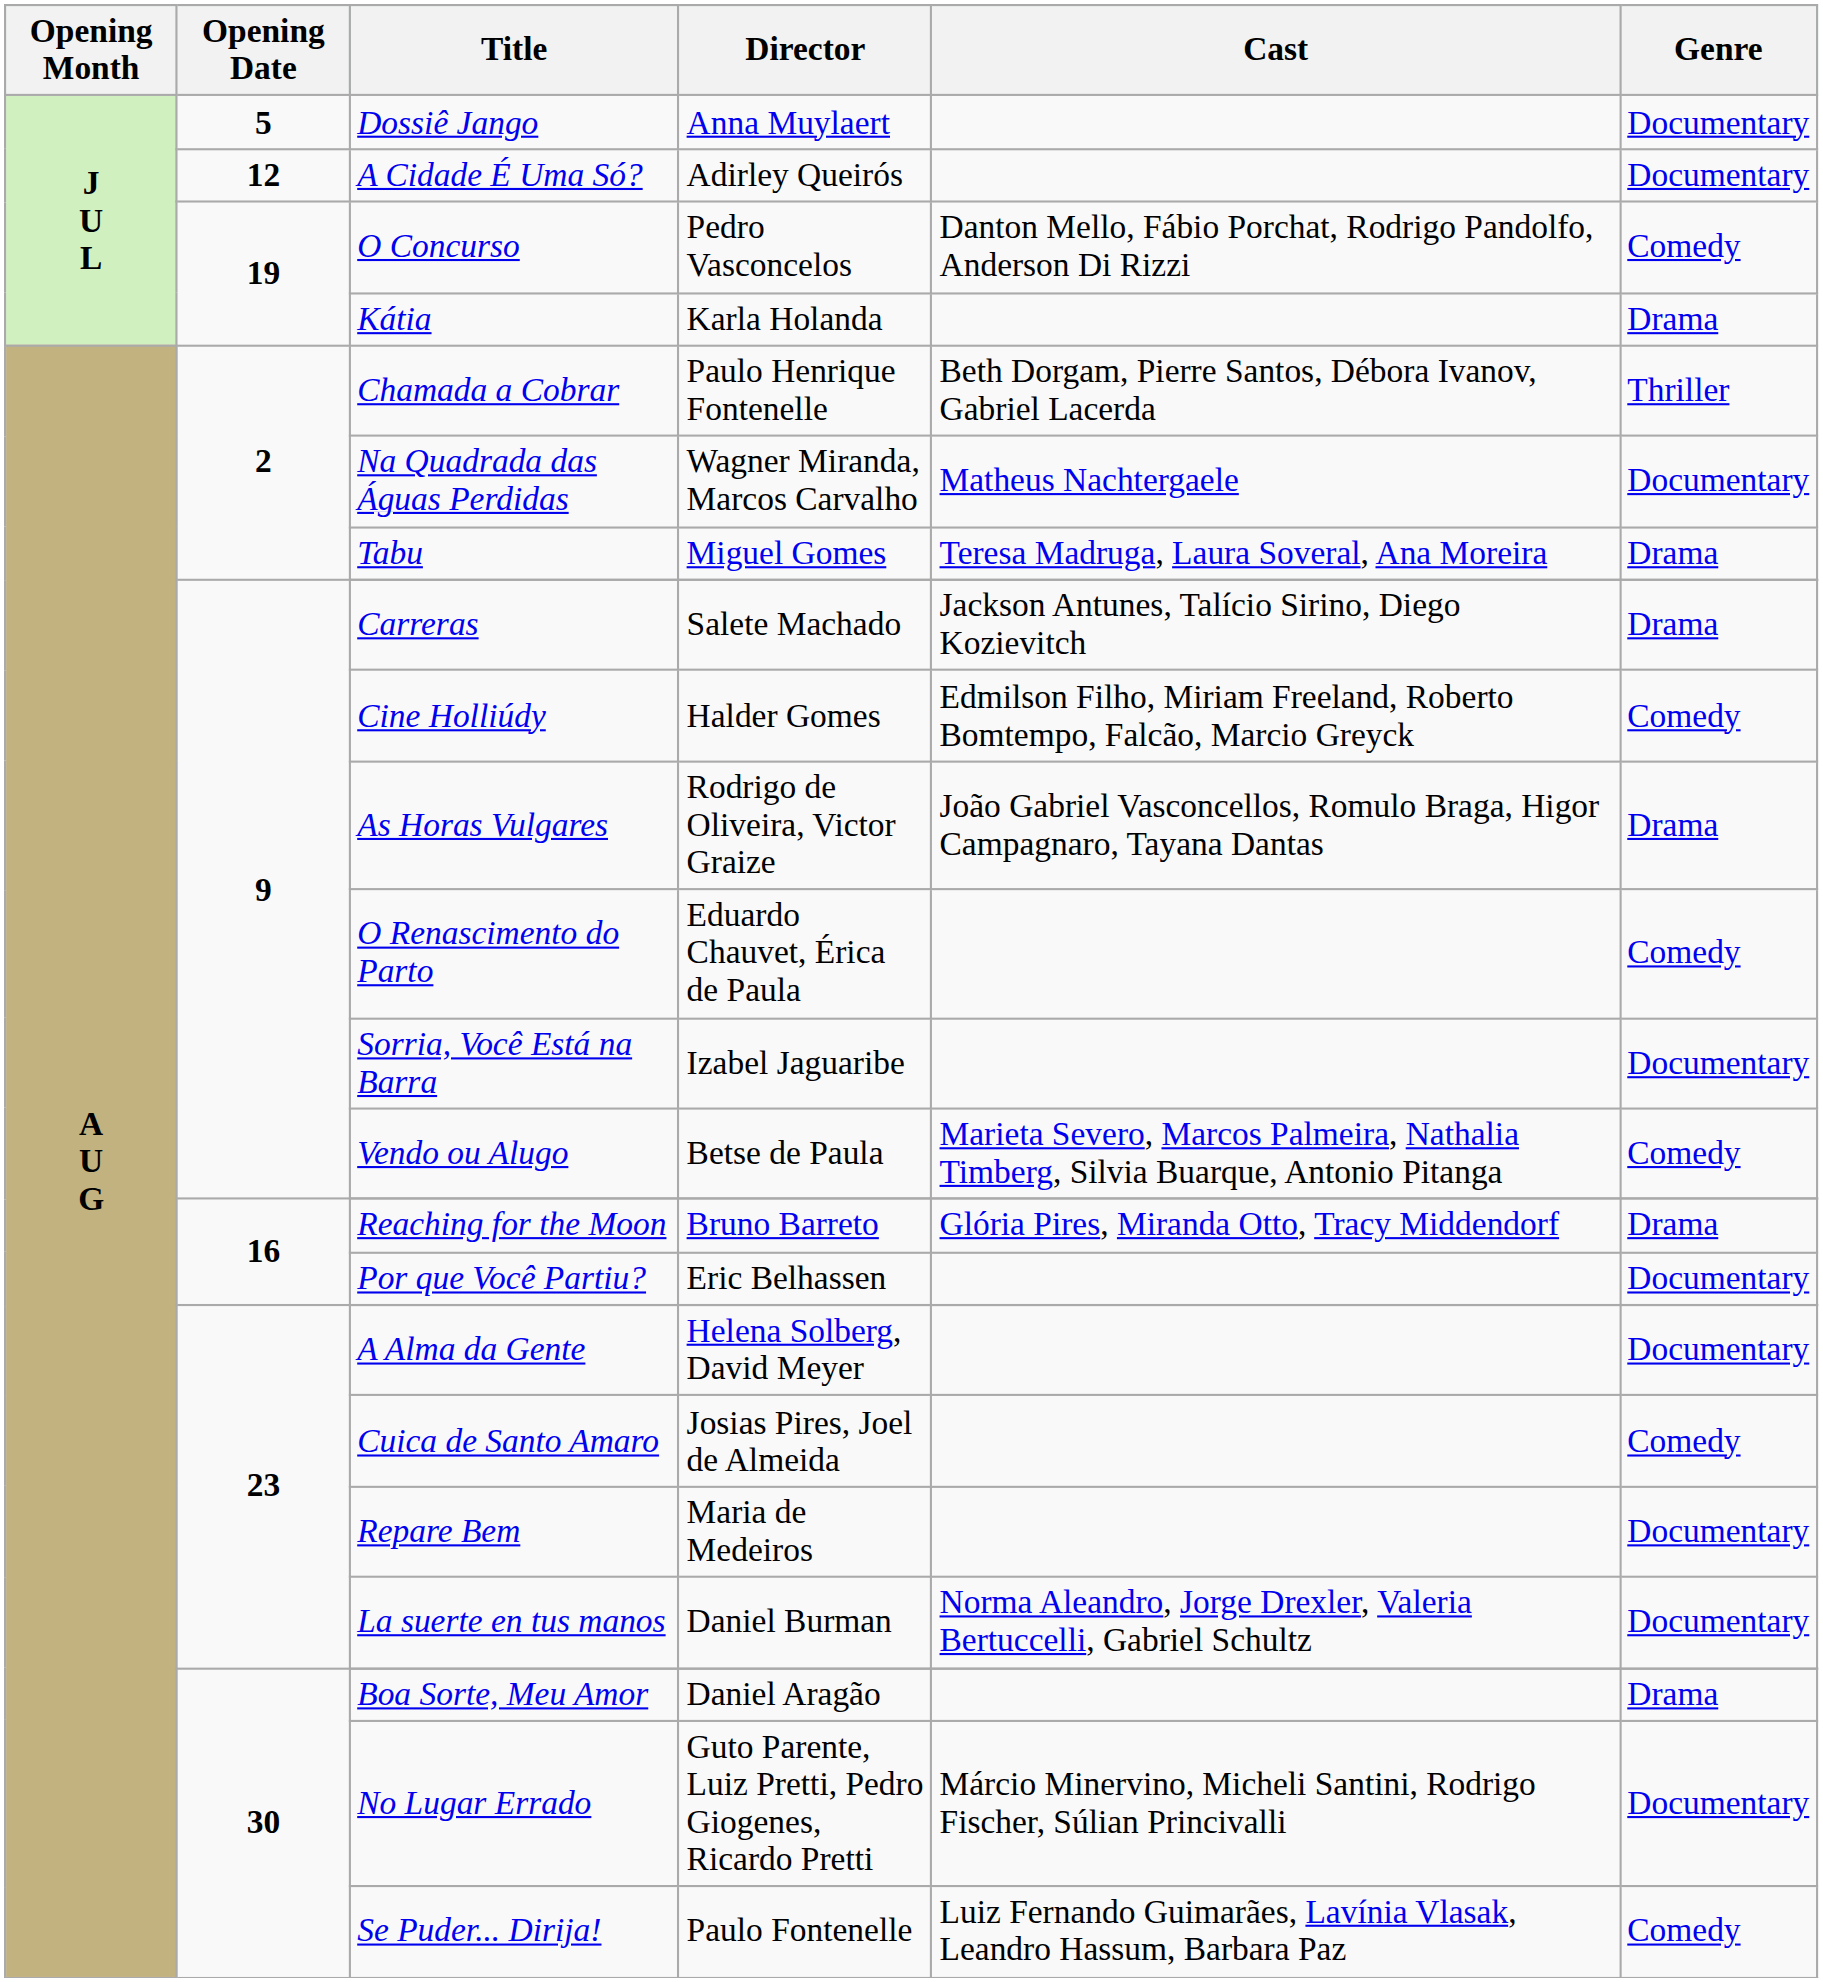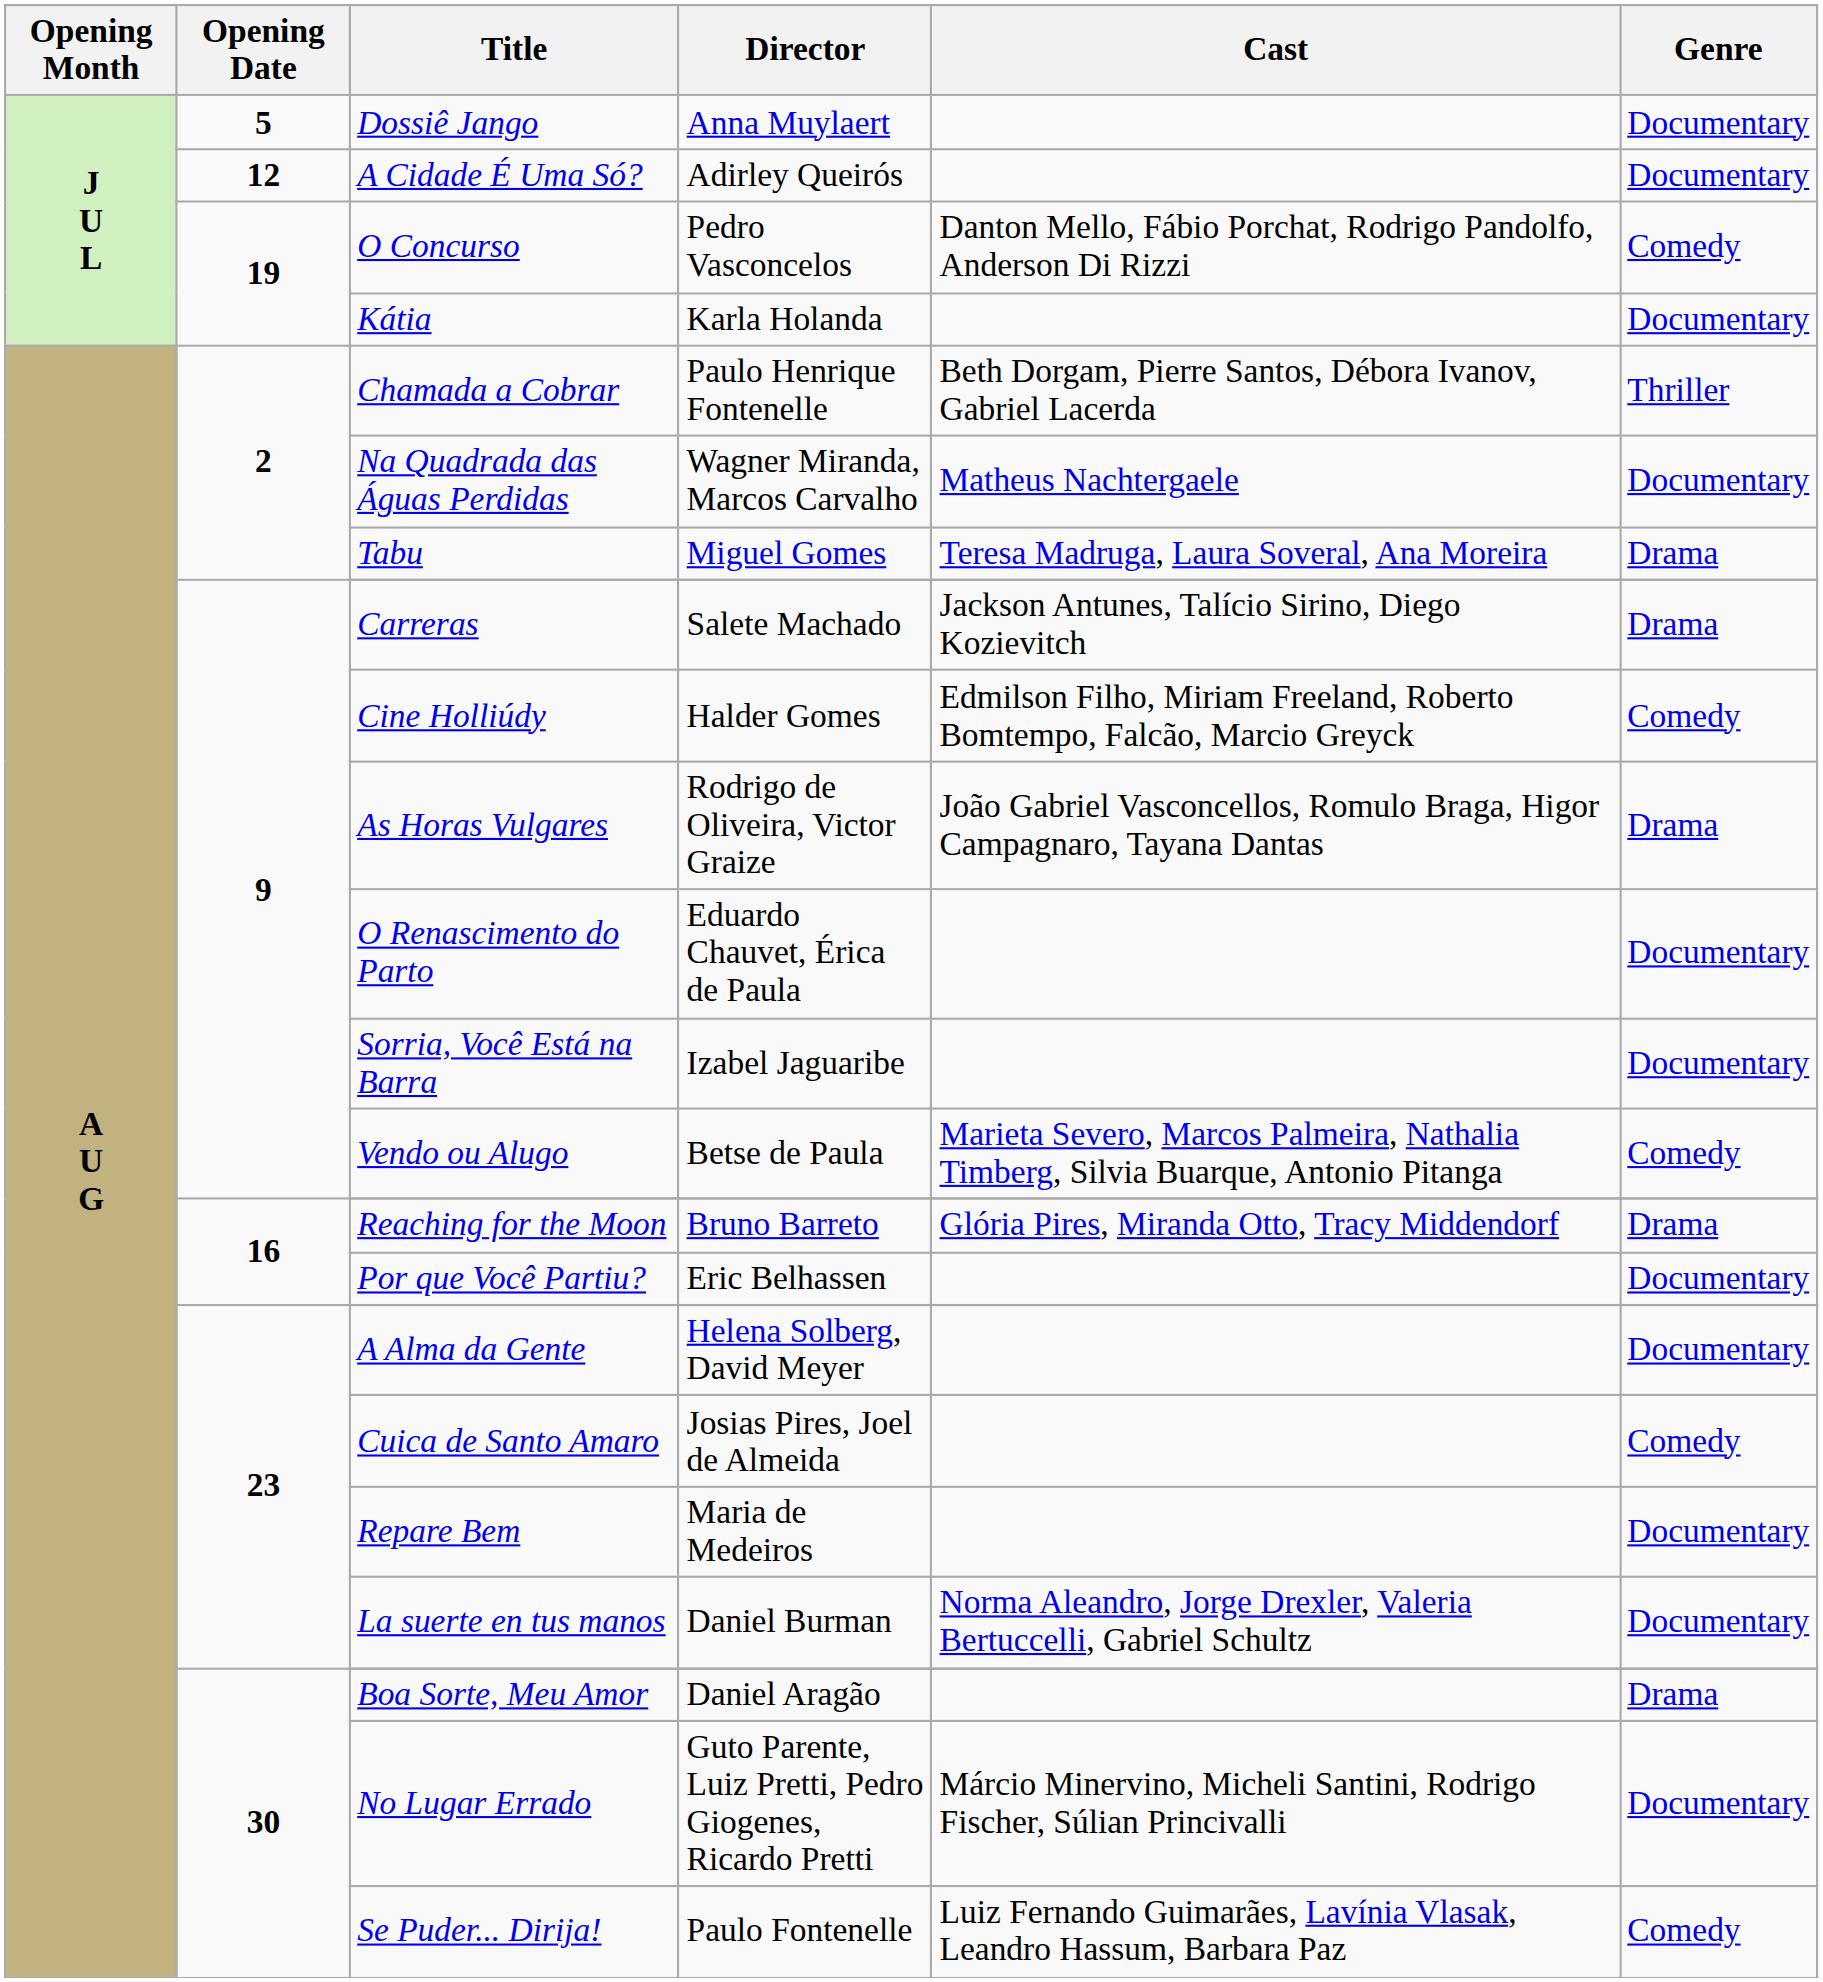(1673, 318) Drama -> (1718, 318) Documentary
(1684, 952) Comedy -> (1718, 952) Documentary
